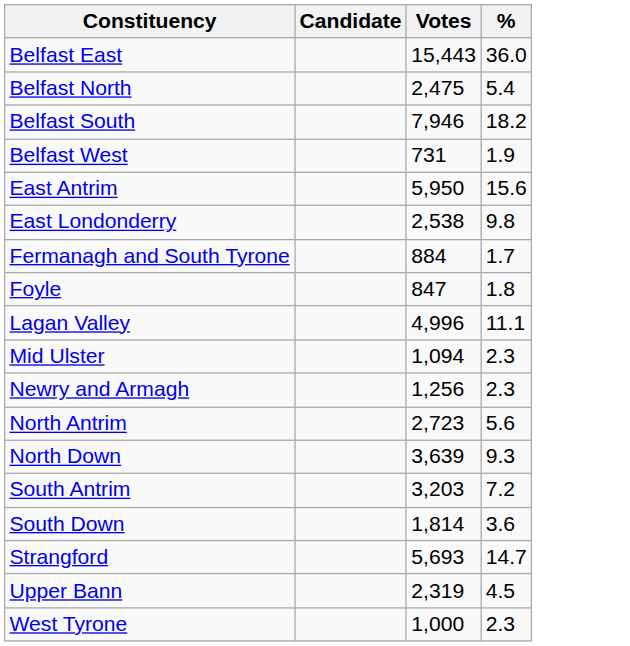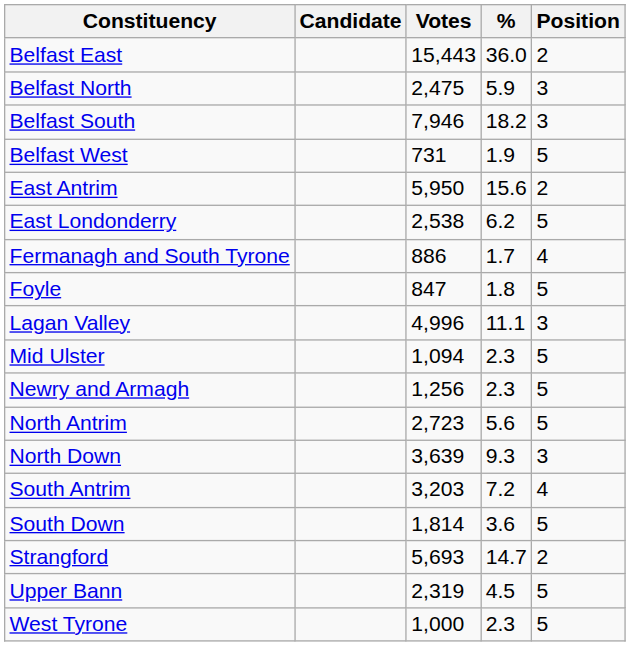+ column: (578, 21)
(500, 88) 5.4 -> (500, 88) 5.9
(500, 222) 9.8 -> (500, 222) 6.2
(429, 255) 884 -> (429, 255) 886
